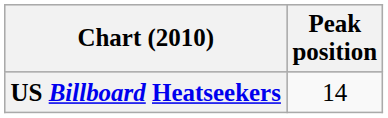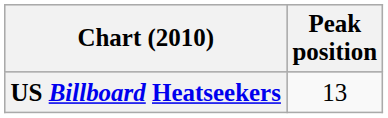(335, 91) 14 -> (335, 91) 13
